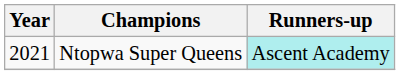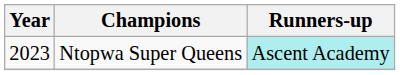(30, 52) 2021 -> (30, 52) 2023
